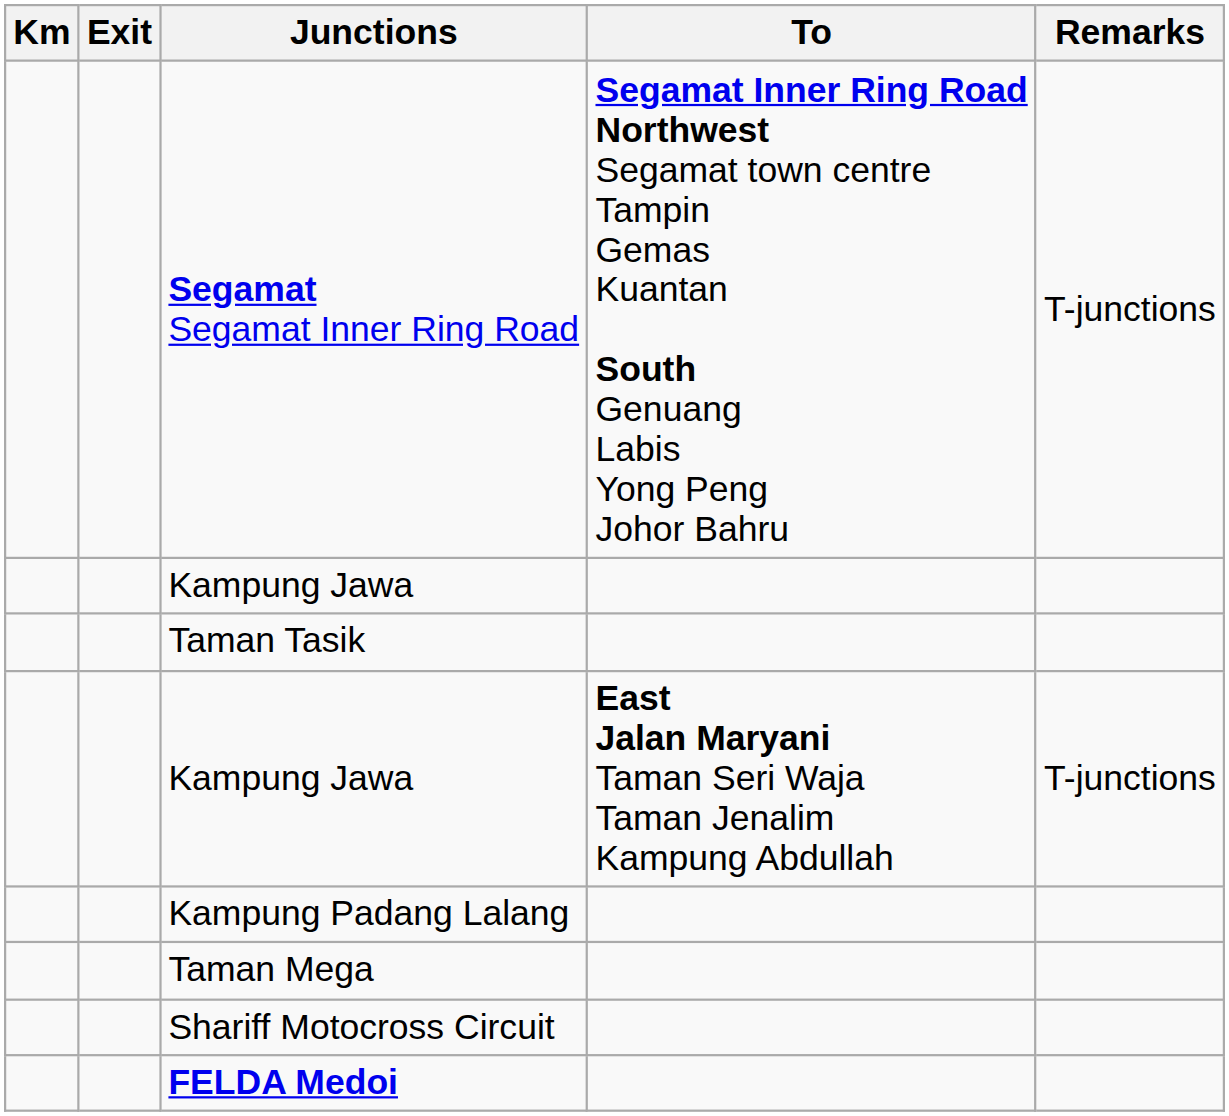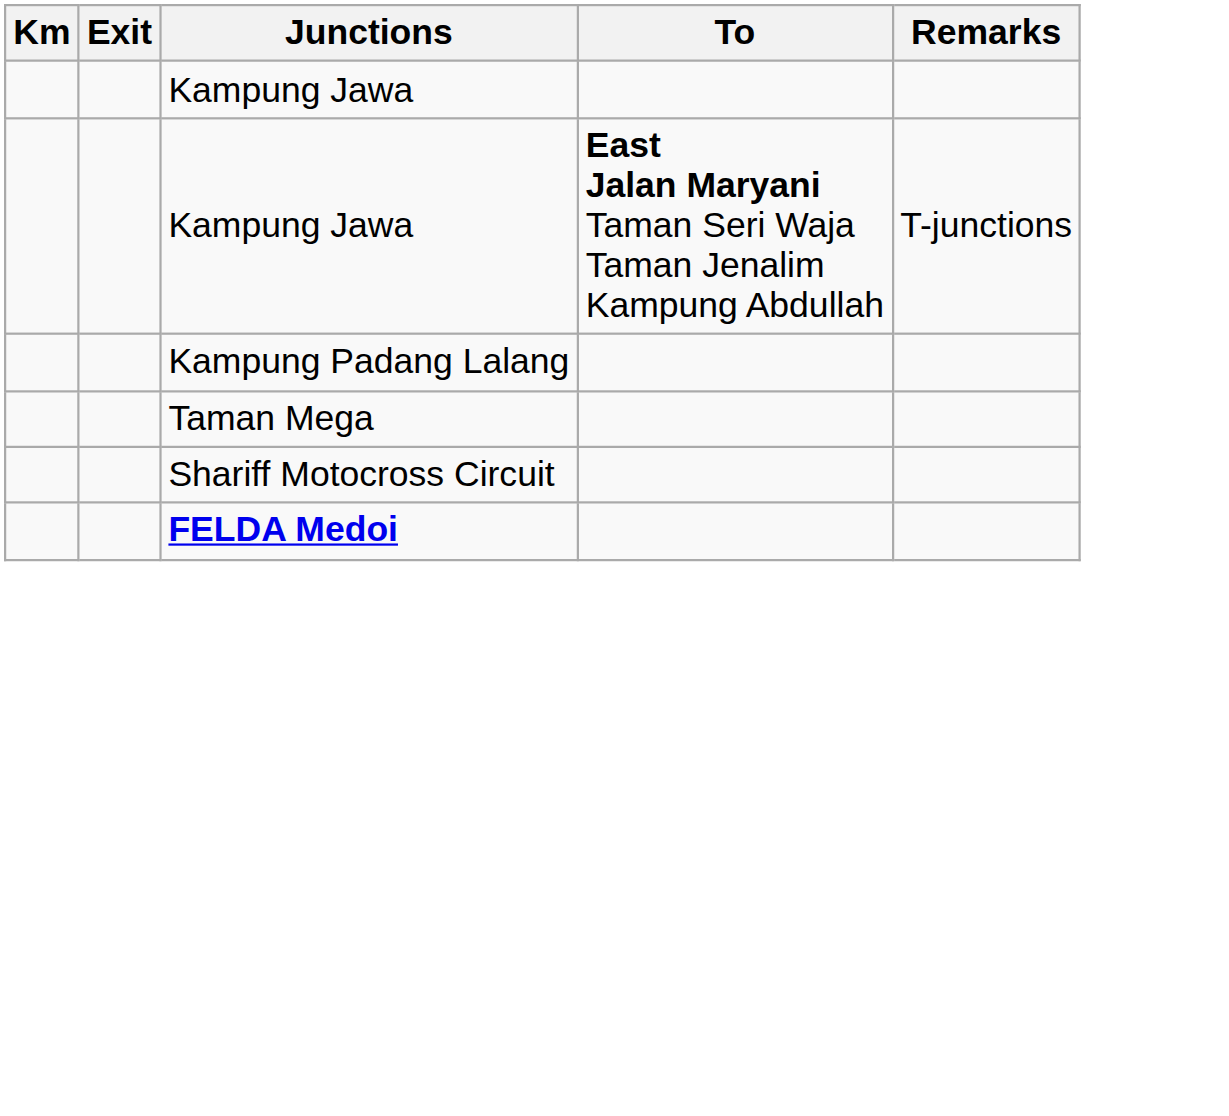- row: (374, 308)
- row: (267, 641)
